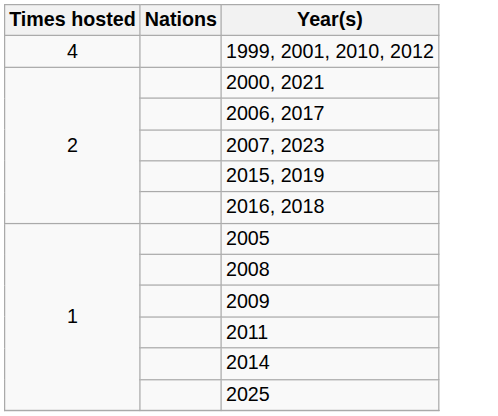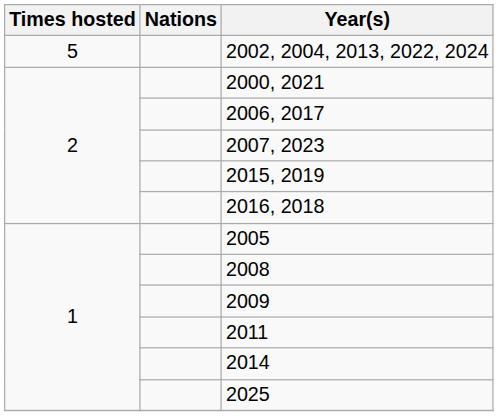+ row: (357, 51)
- row: (330, 51)
